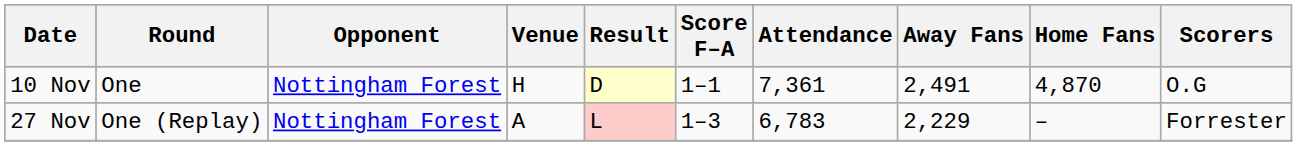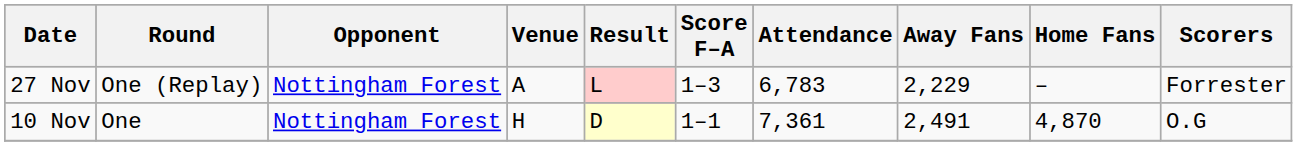rows swapped: (50, 85) <-> (50, 122)
